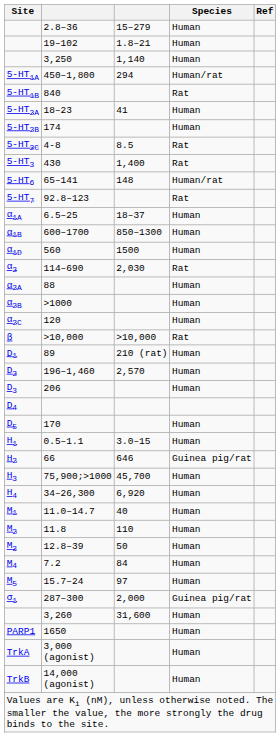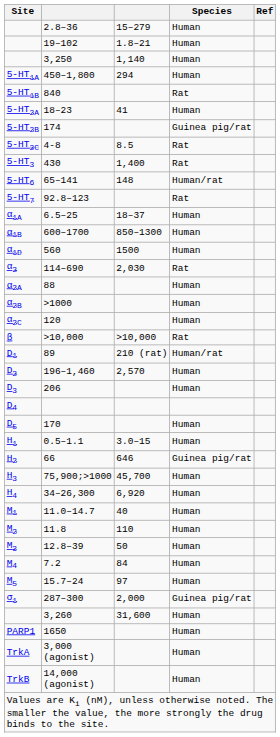(198, 76) Human/rat -> (186, 76) Human
(186, 128) Human -> (212, 128) Guinea pig/rat
(186, 354) Human -> (198, 354) Human/rat
